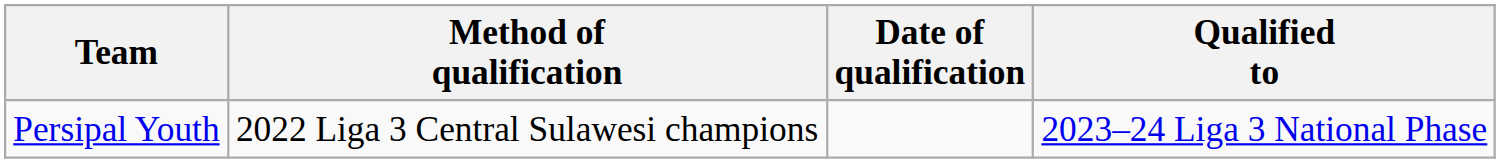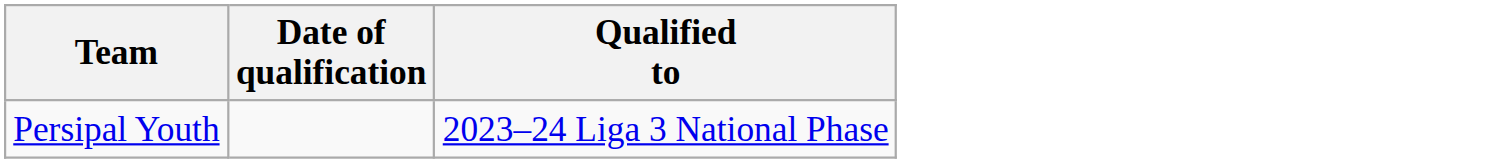- column: (527, 52)
